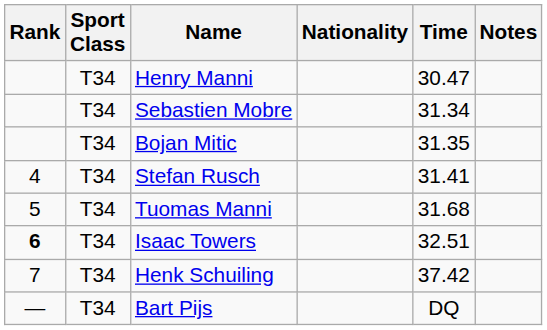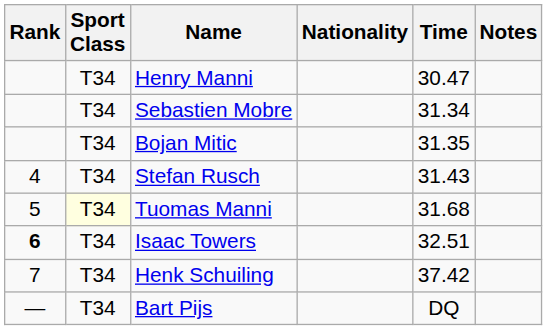(444, 176) 31.41 -> (444, 176) 31.43
(98, 209) no background -> (98, 209) lightyellow background
